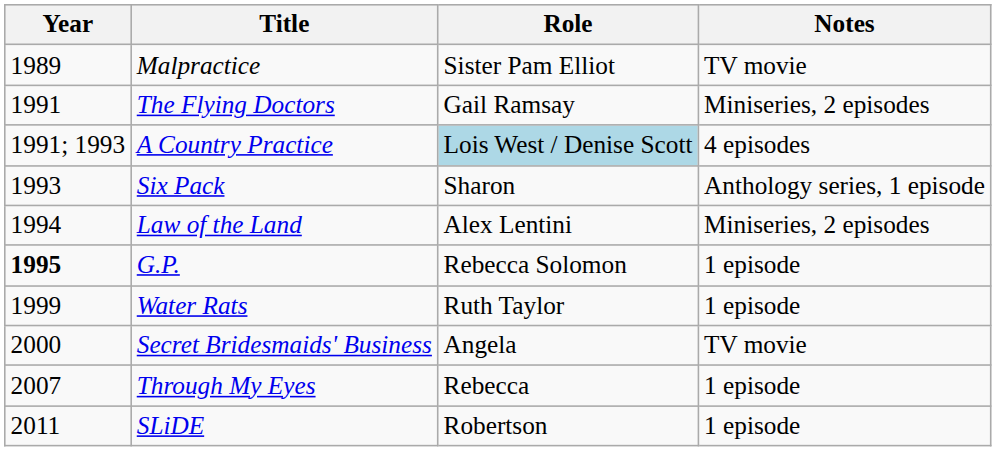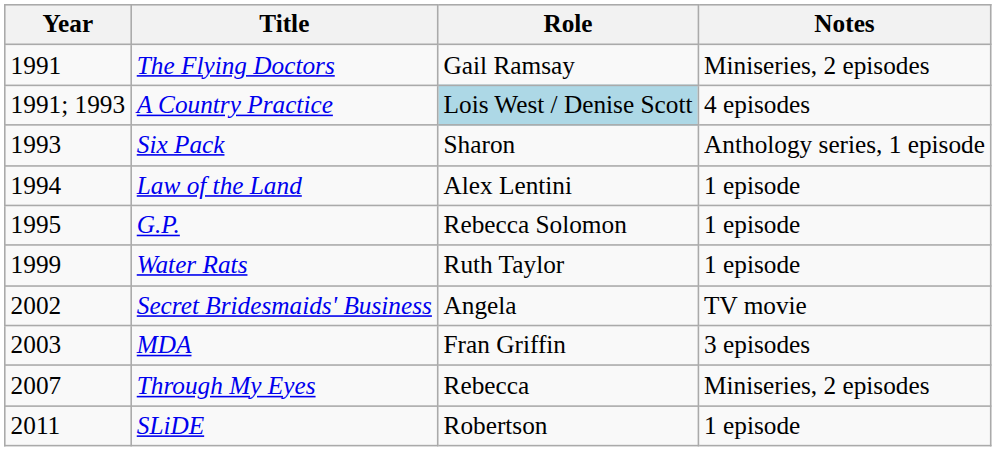- row: (199, 64)
(817, 225) Miniseries, 2 episodes -> (752, 184) 1 episode
(36, 265) bold -> (36, 225) normal
(36, 345) 2000 -> (36, 305) 2002
+ row: (164, 345)
(752, 385) 1 episode -> (817, 385) Miniseries, 2 episodes
